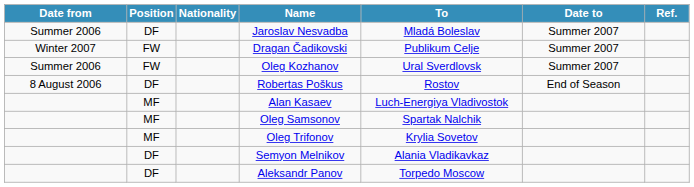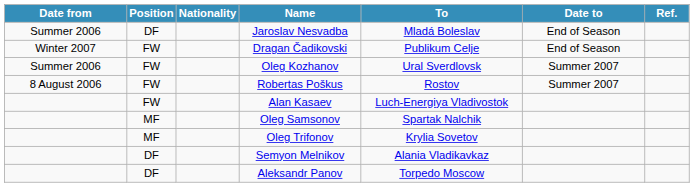(583, 31) Summer 2007 -> (583, 31) End of Season
(583, 49) Summer 2007 -> (583, 49) End of Season
(151, 85) DF -> (151, 85) FW
(583, 85) End of Season -> (583, 85) Summer 2007
(151, 102) MF -> (151, 102) FW
